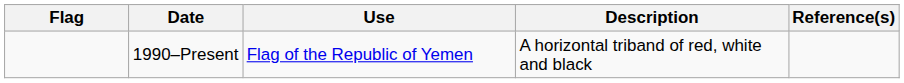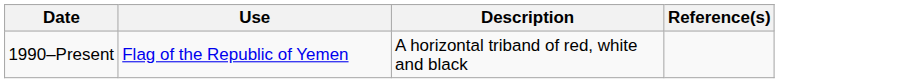- column: (67, 17)
